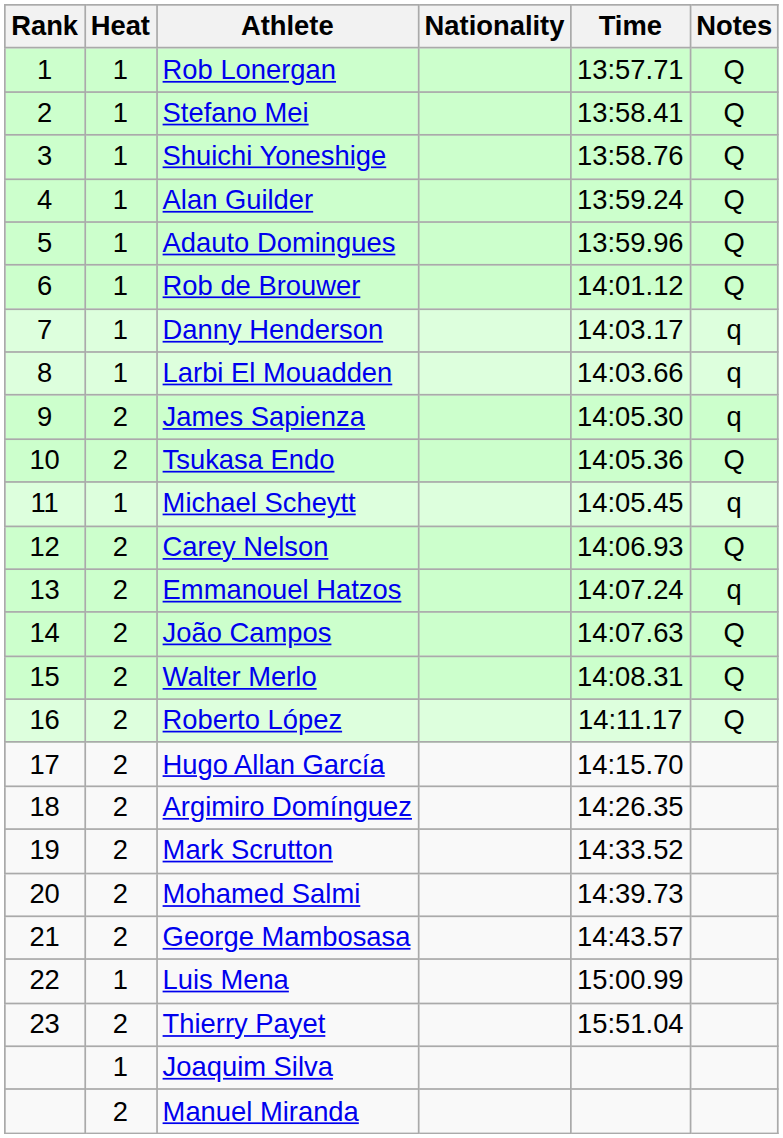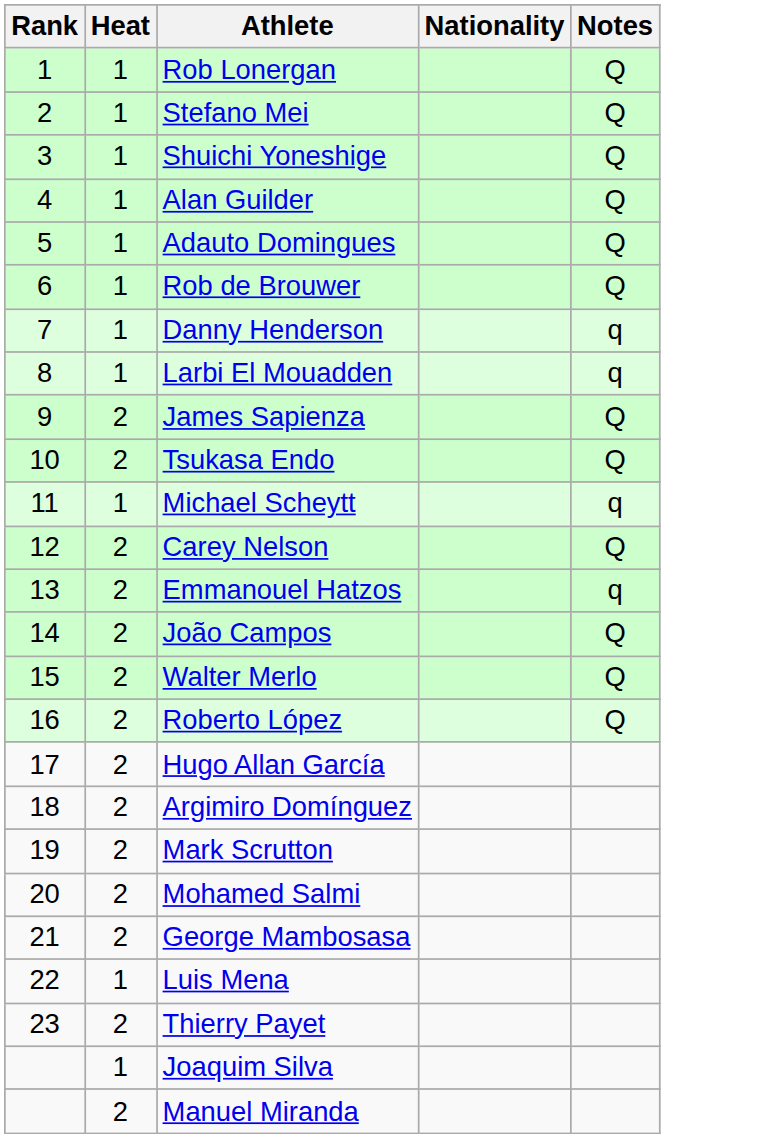- column: (630, 26)
(734, 416) q -> (615, 416) Q
